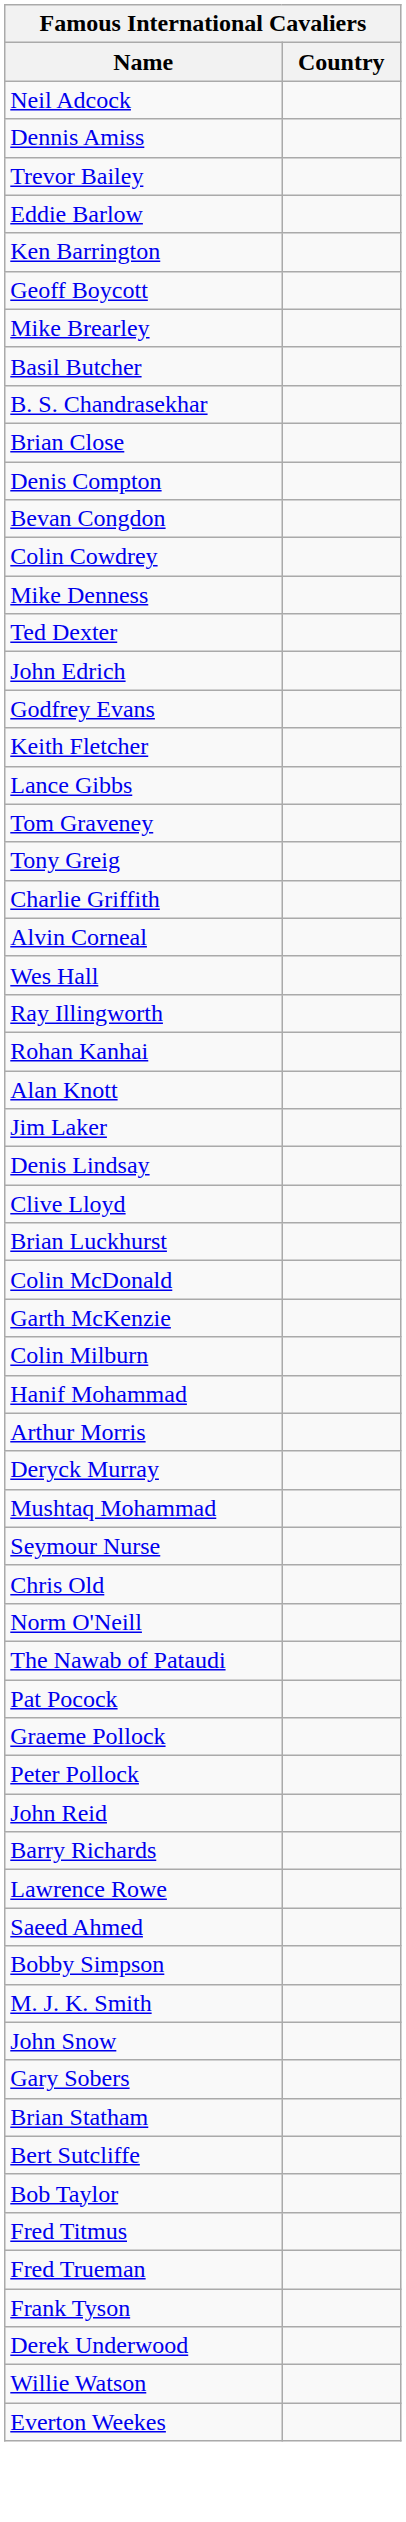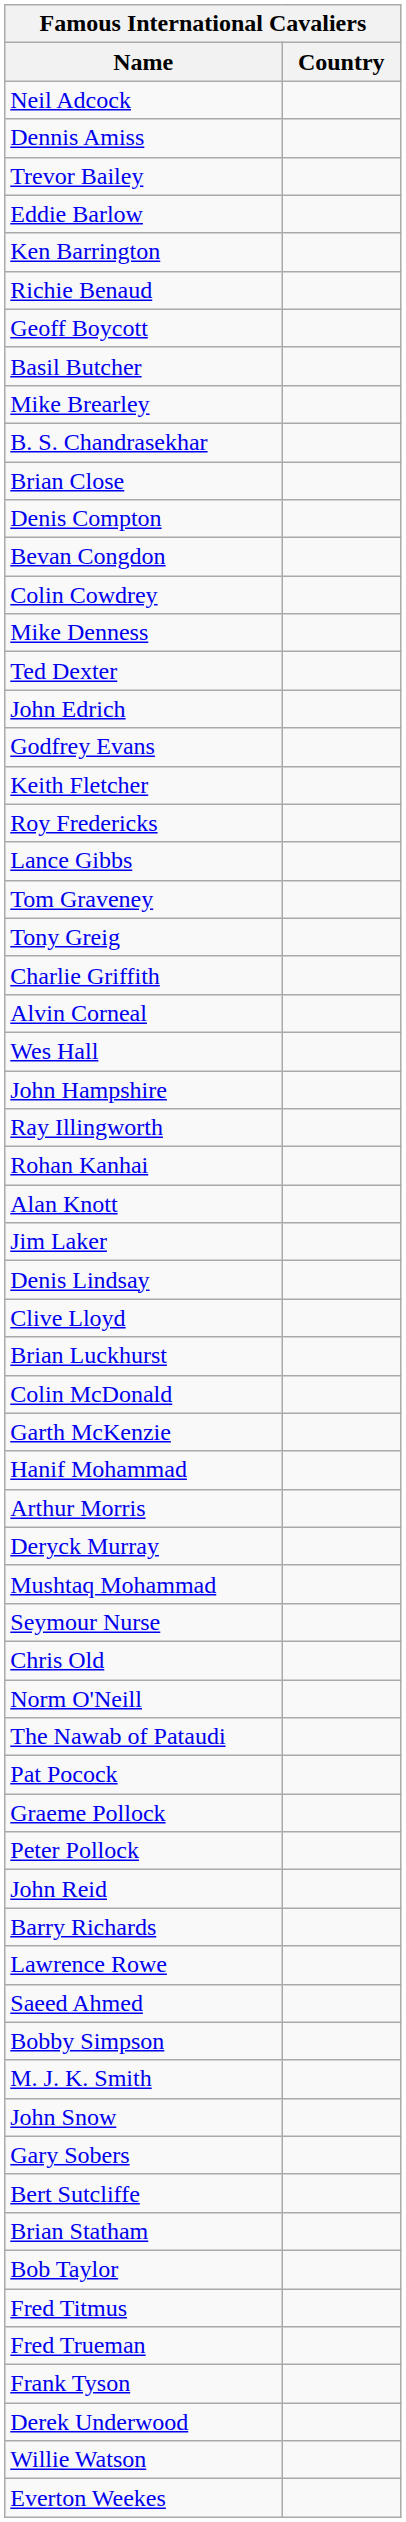+ row: (81, 289)
rows swapped: (80, 328) <-> (76, 366)
+ row: (84, 822)
+ row: (89, 1089)
- row: (79, 1355)
rows swapped: (79, 2116) <-> (75, 2155)
